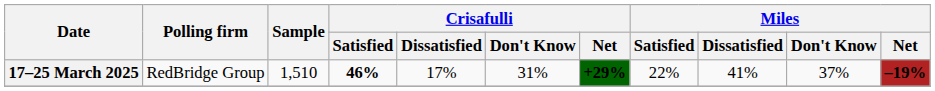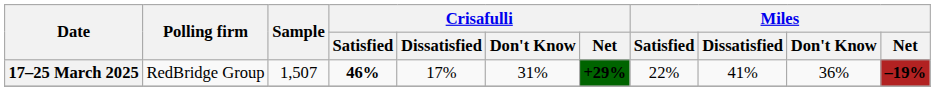(299, 73) 1,510 -> (299, 73) 1,507
(834, 73) 37% -> (834, 73) 36%
